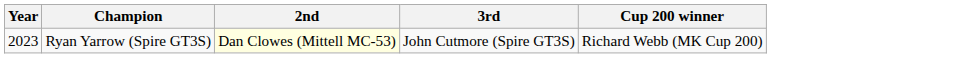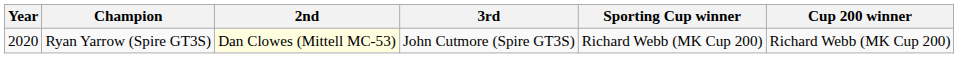+ column: (672, 16)
(23, 40) 2023 -> (23, 40) 2020
